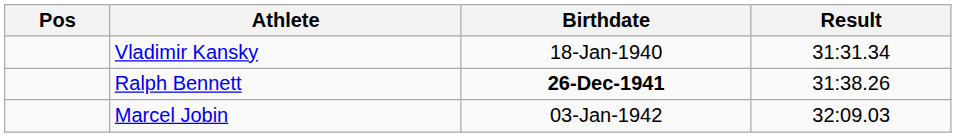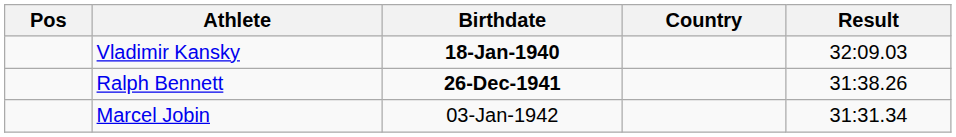+ column: (704, 20)
(606, 52) normal -> (502, 52) bold
(851, 52) 31:31.34 -> (868, 52) 32:09.03
(851, 115) 32:09.03 -> (868, 115) 31:31.34
